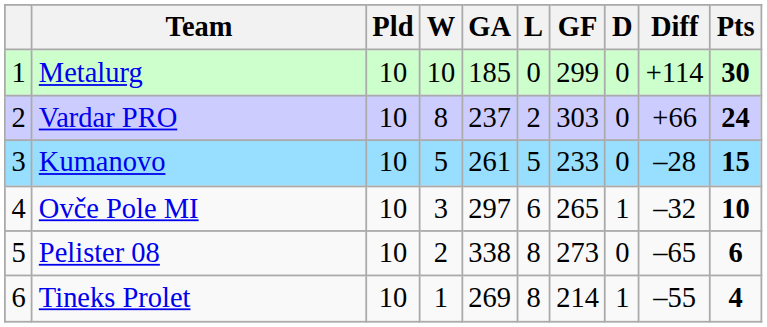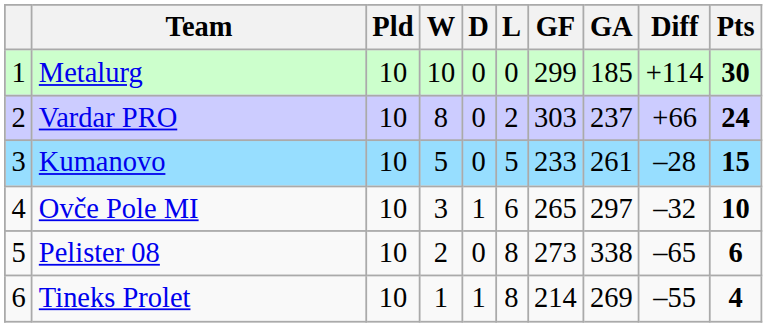columns swapped: (622, 27) <-> (490, 27)
